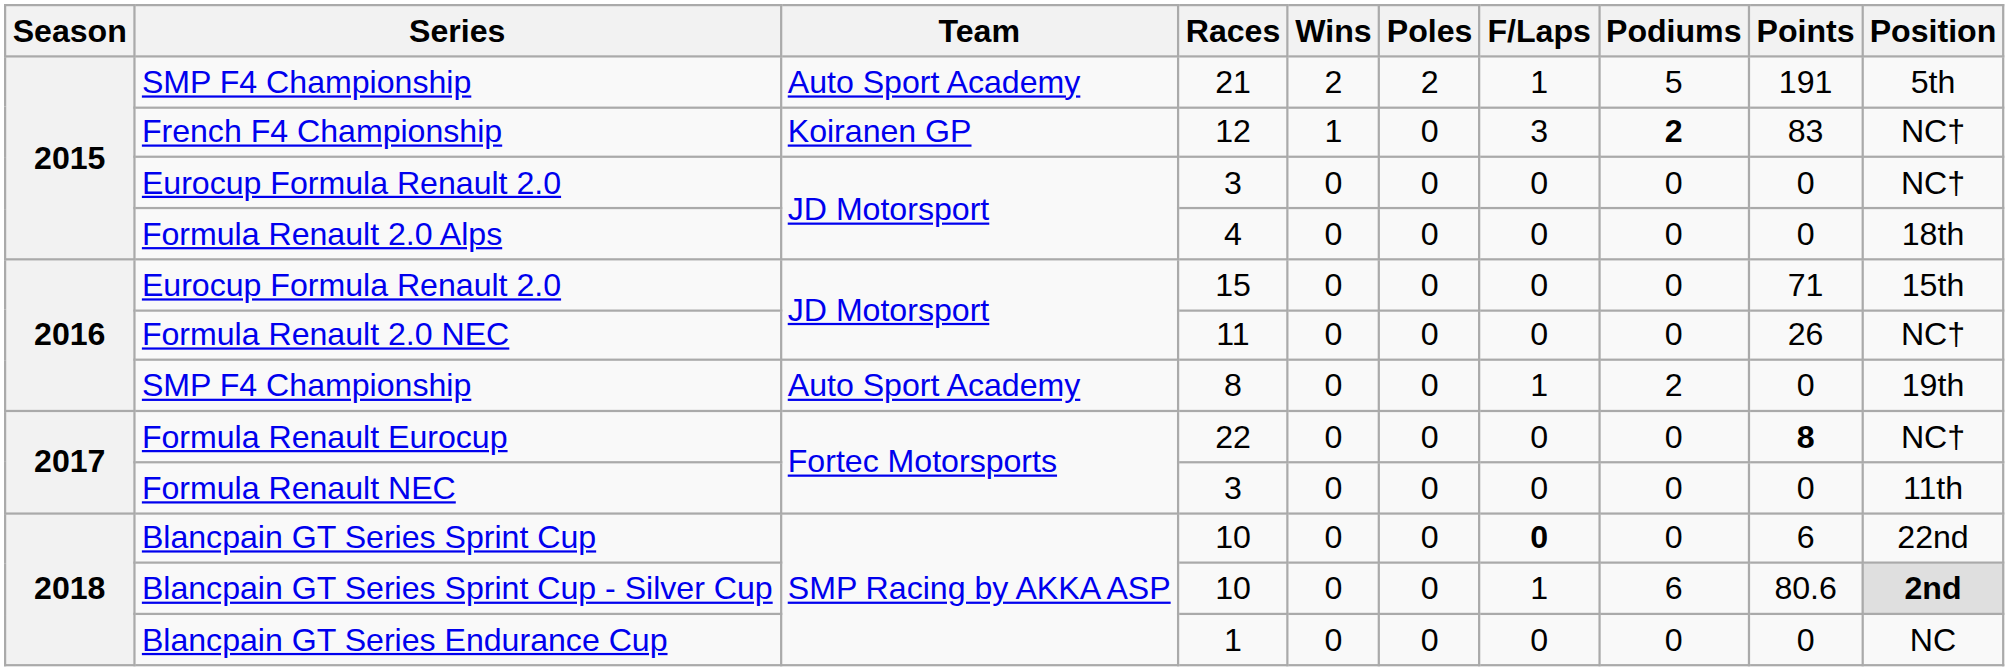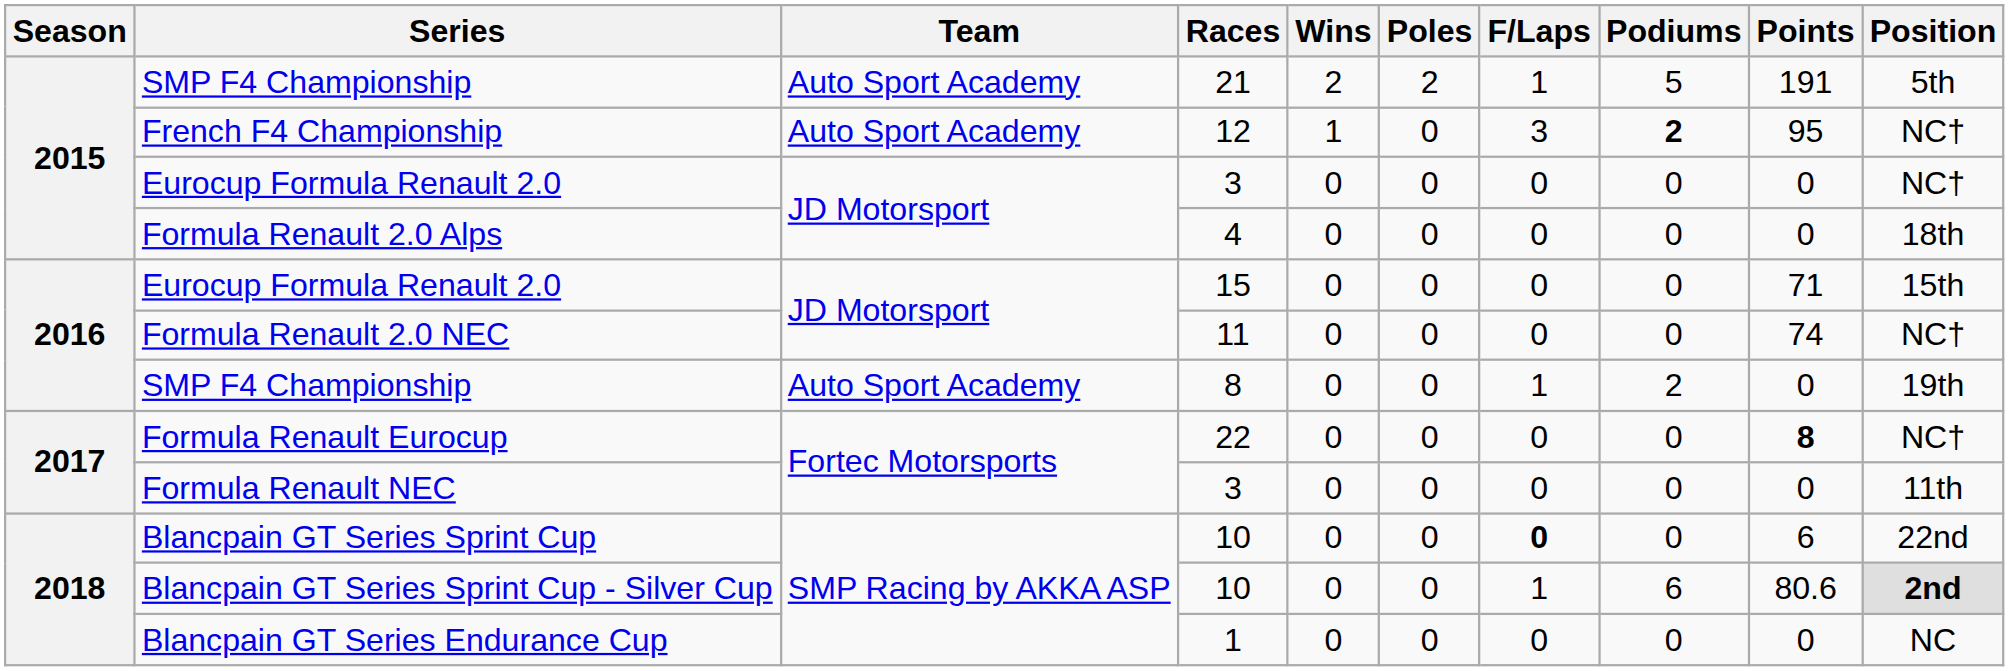(880, 132) Koiranen GP -> (934, 132) Auto Sport Academy
(1806, 132) 83 -> (1806, 132) 95
(1806, 335) 26 -> (1806, 335) 74
